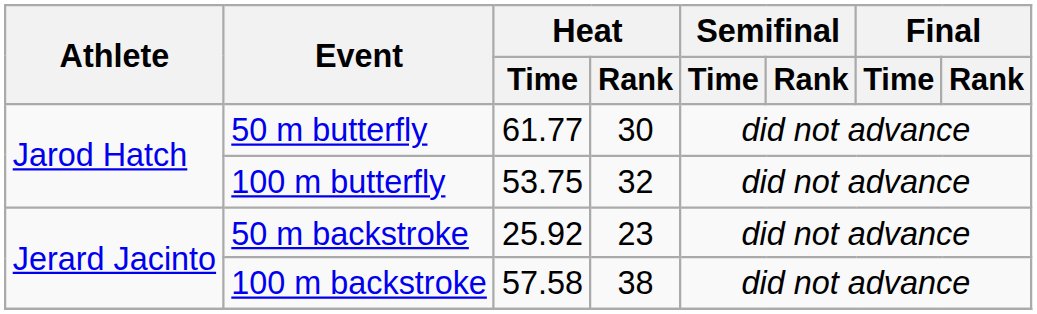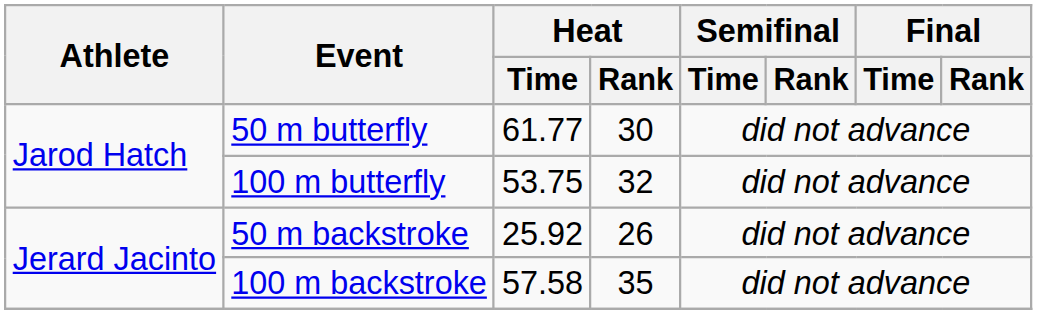(636, 233) 23 -> (636, 233) 26
(636, 284) 38 -> (636, 284) 35
